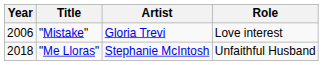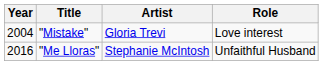(20, 32) 2006 -> (20, 32) 2004
(20, 51) 2018 -> (20, 51) 2016
